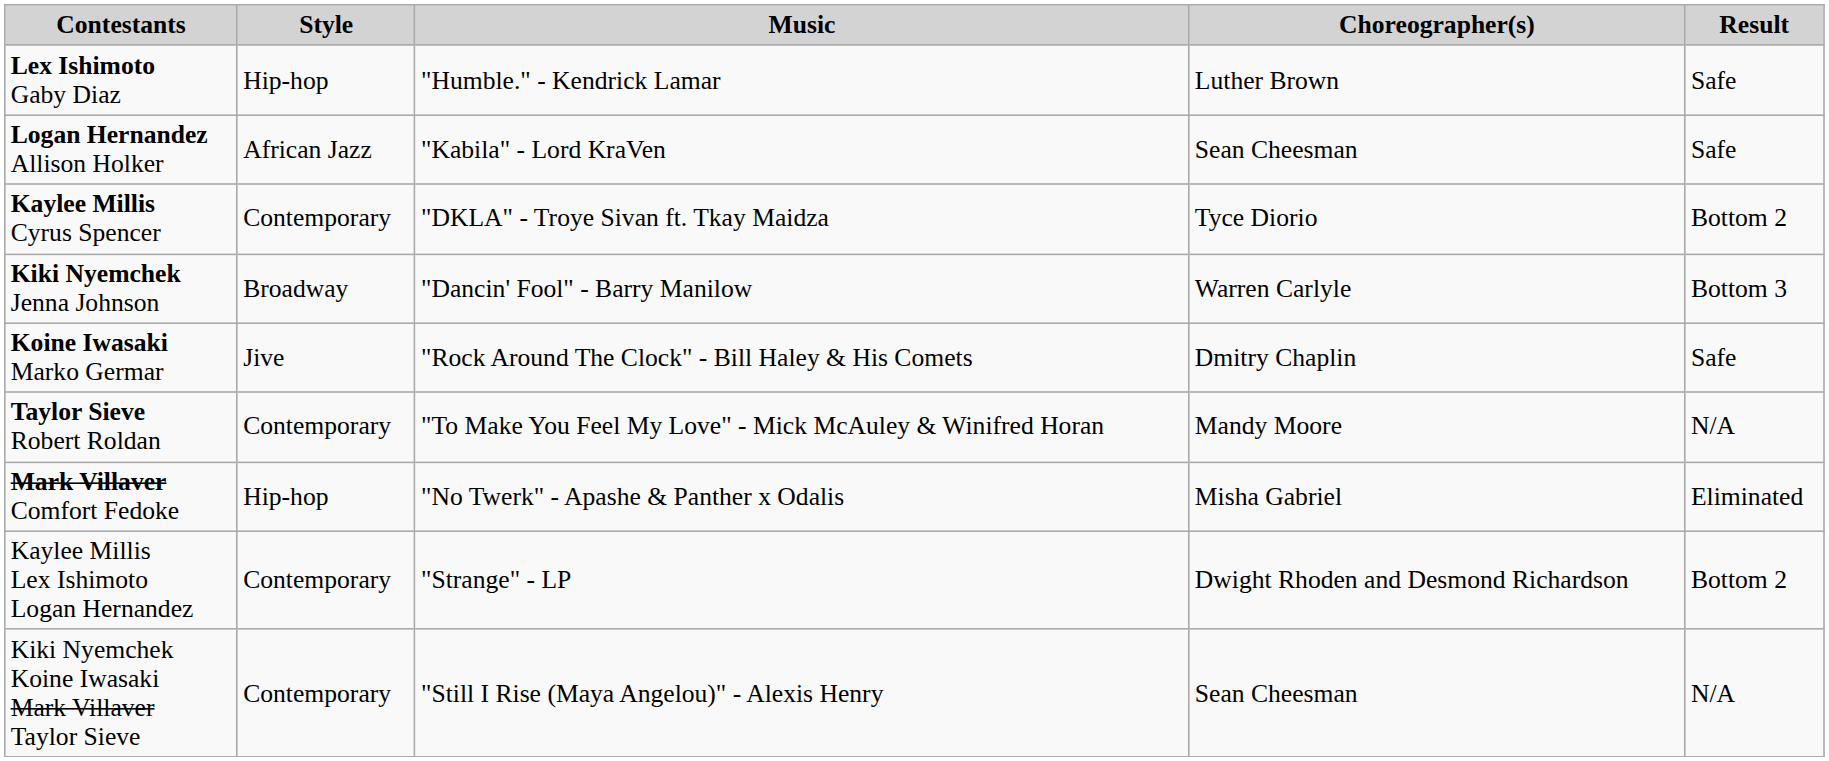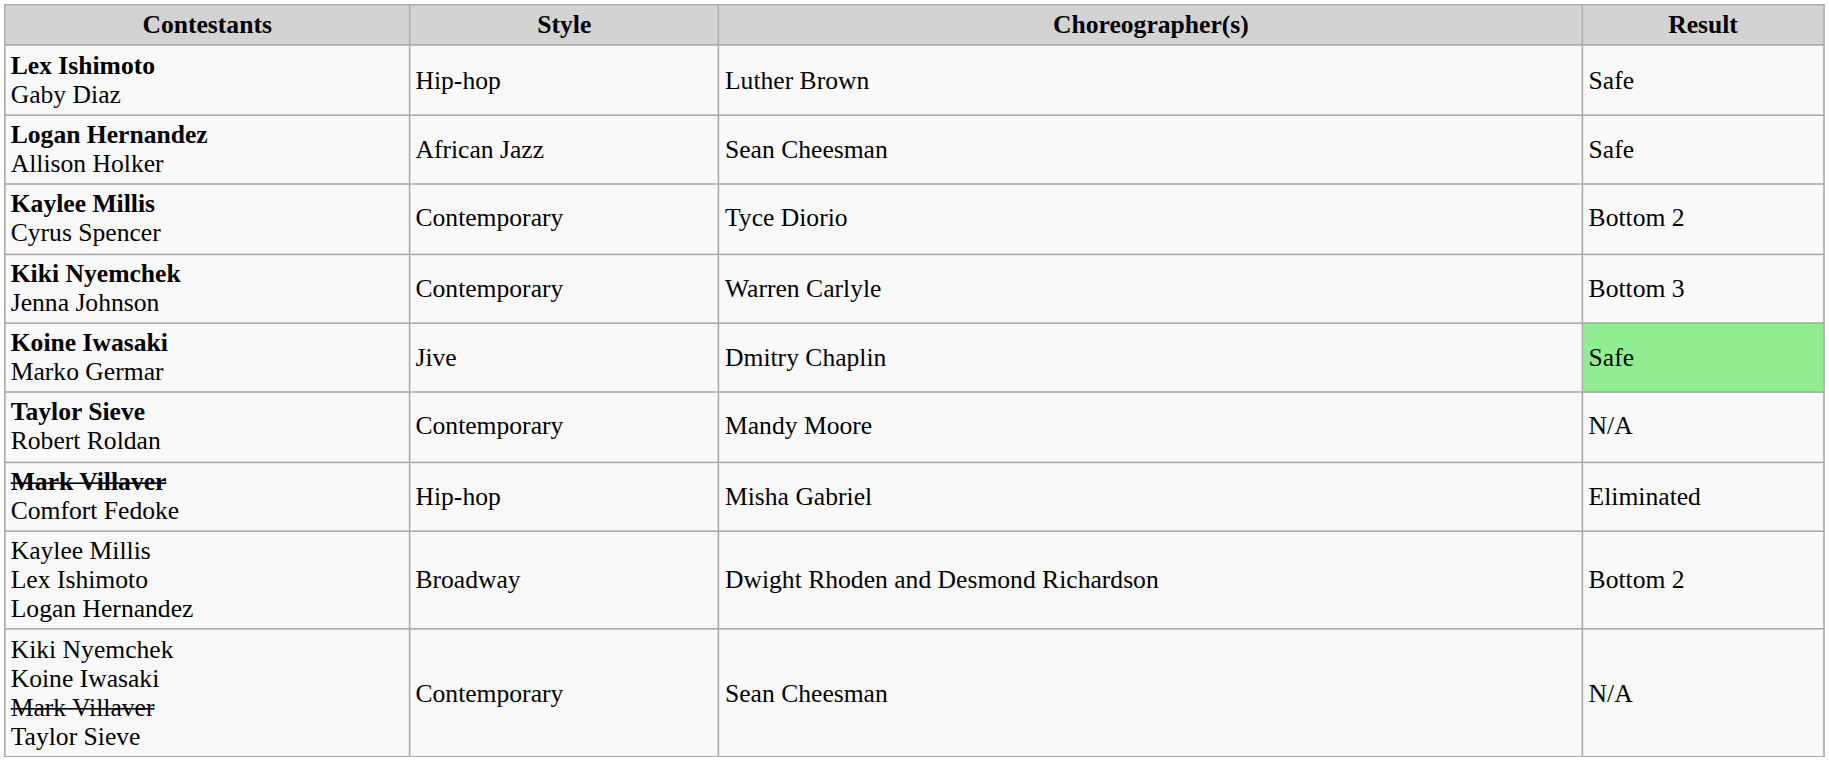- column: (802, 24)
(296, 288) Broadway -> (489, 288) Contemporary
(1714, 357) no background -> (1611, 357) lightgreen background
(317, 580) Contemporary -> (468, 580) Broadway
